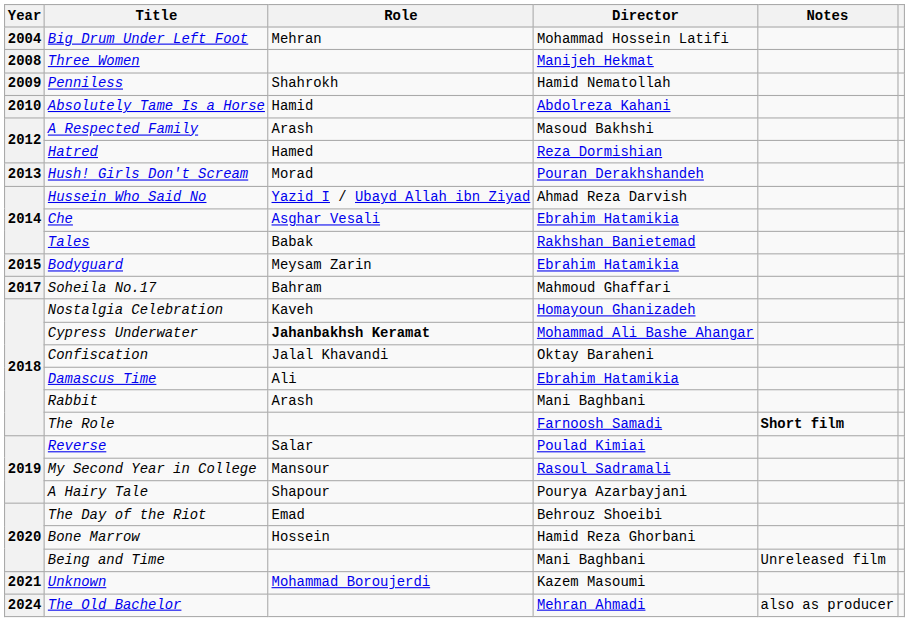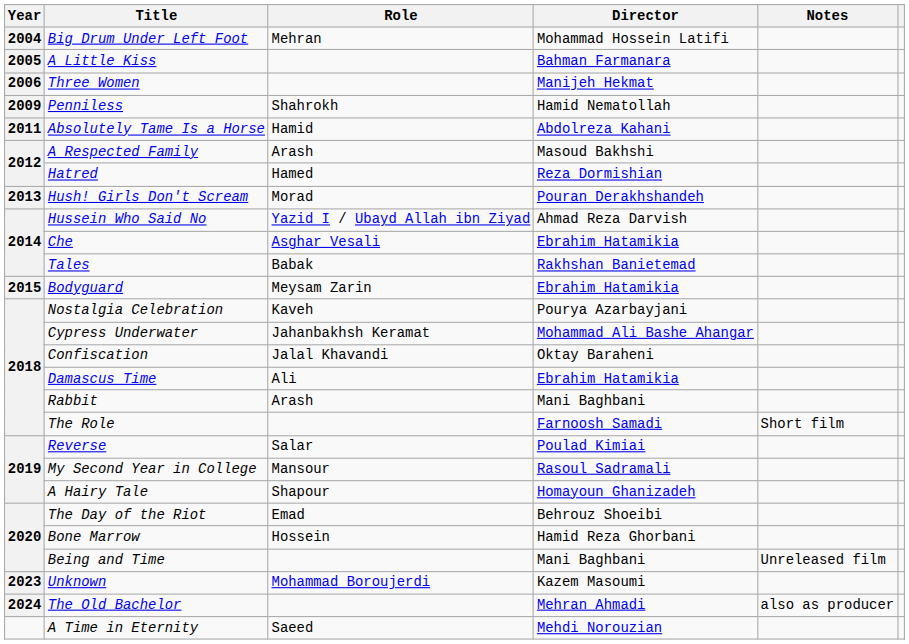+ row: (102, 61)
(25, 61) 2008 -> (25, 84) 2006
(25, 107) 2010 -> (25, 129) 2011
- row: (102, 288)
(616, 311) Homayoun Ghanizadeh -> (612, 311) Pourya Azarbayjani
(351, 333) bold -> (351, 333) normal
(802, 424) bold -> (802, 424) normal
(612, 492) Pourya Azarbayjani -> (616, 492) Homayoun Ghanizadeh
(25, 583) 2021 -> (25, 583) 2023
+ row: (123, 628)
